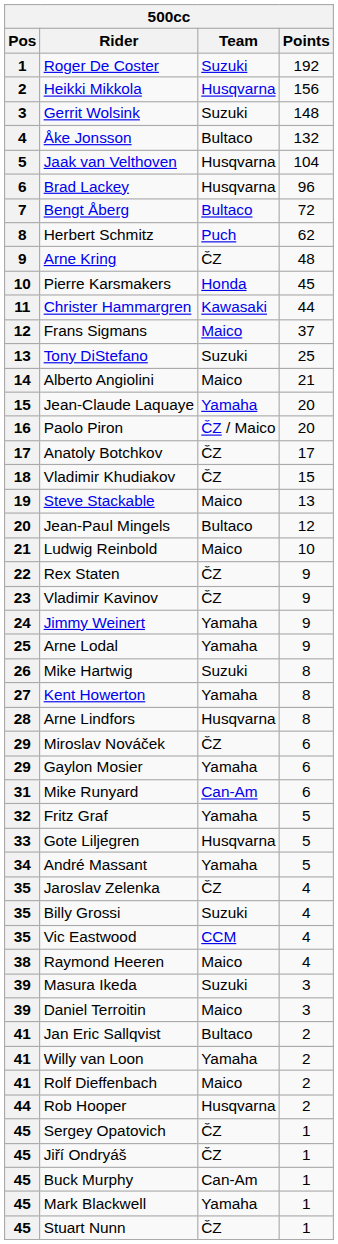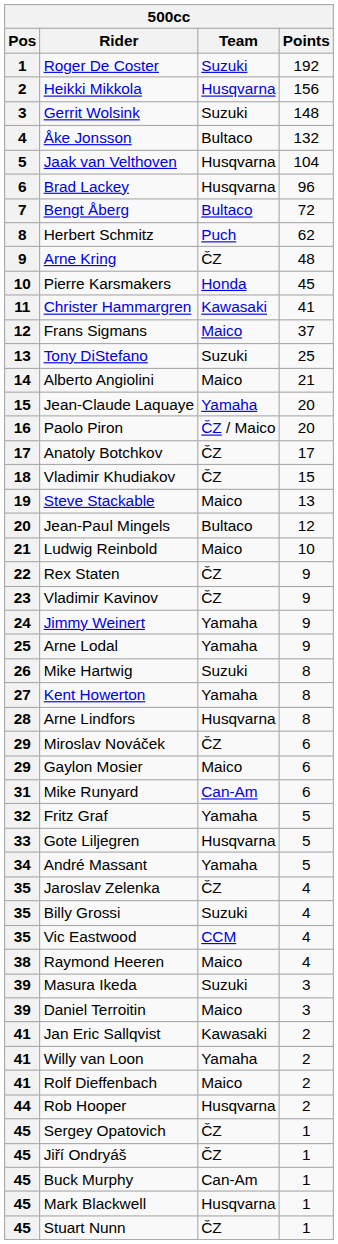(306, 307) 44 -> (306, 307) 41
(229, 767) Yamaha -> (222, 767) Maico
(227, 1034) Bultaco -> (234, 1034) Kawasaki
(229, 1203) Yamaha -> (238, 1203) Husqvarna
